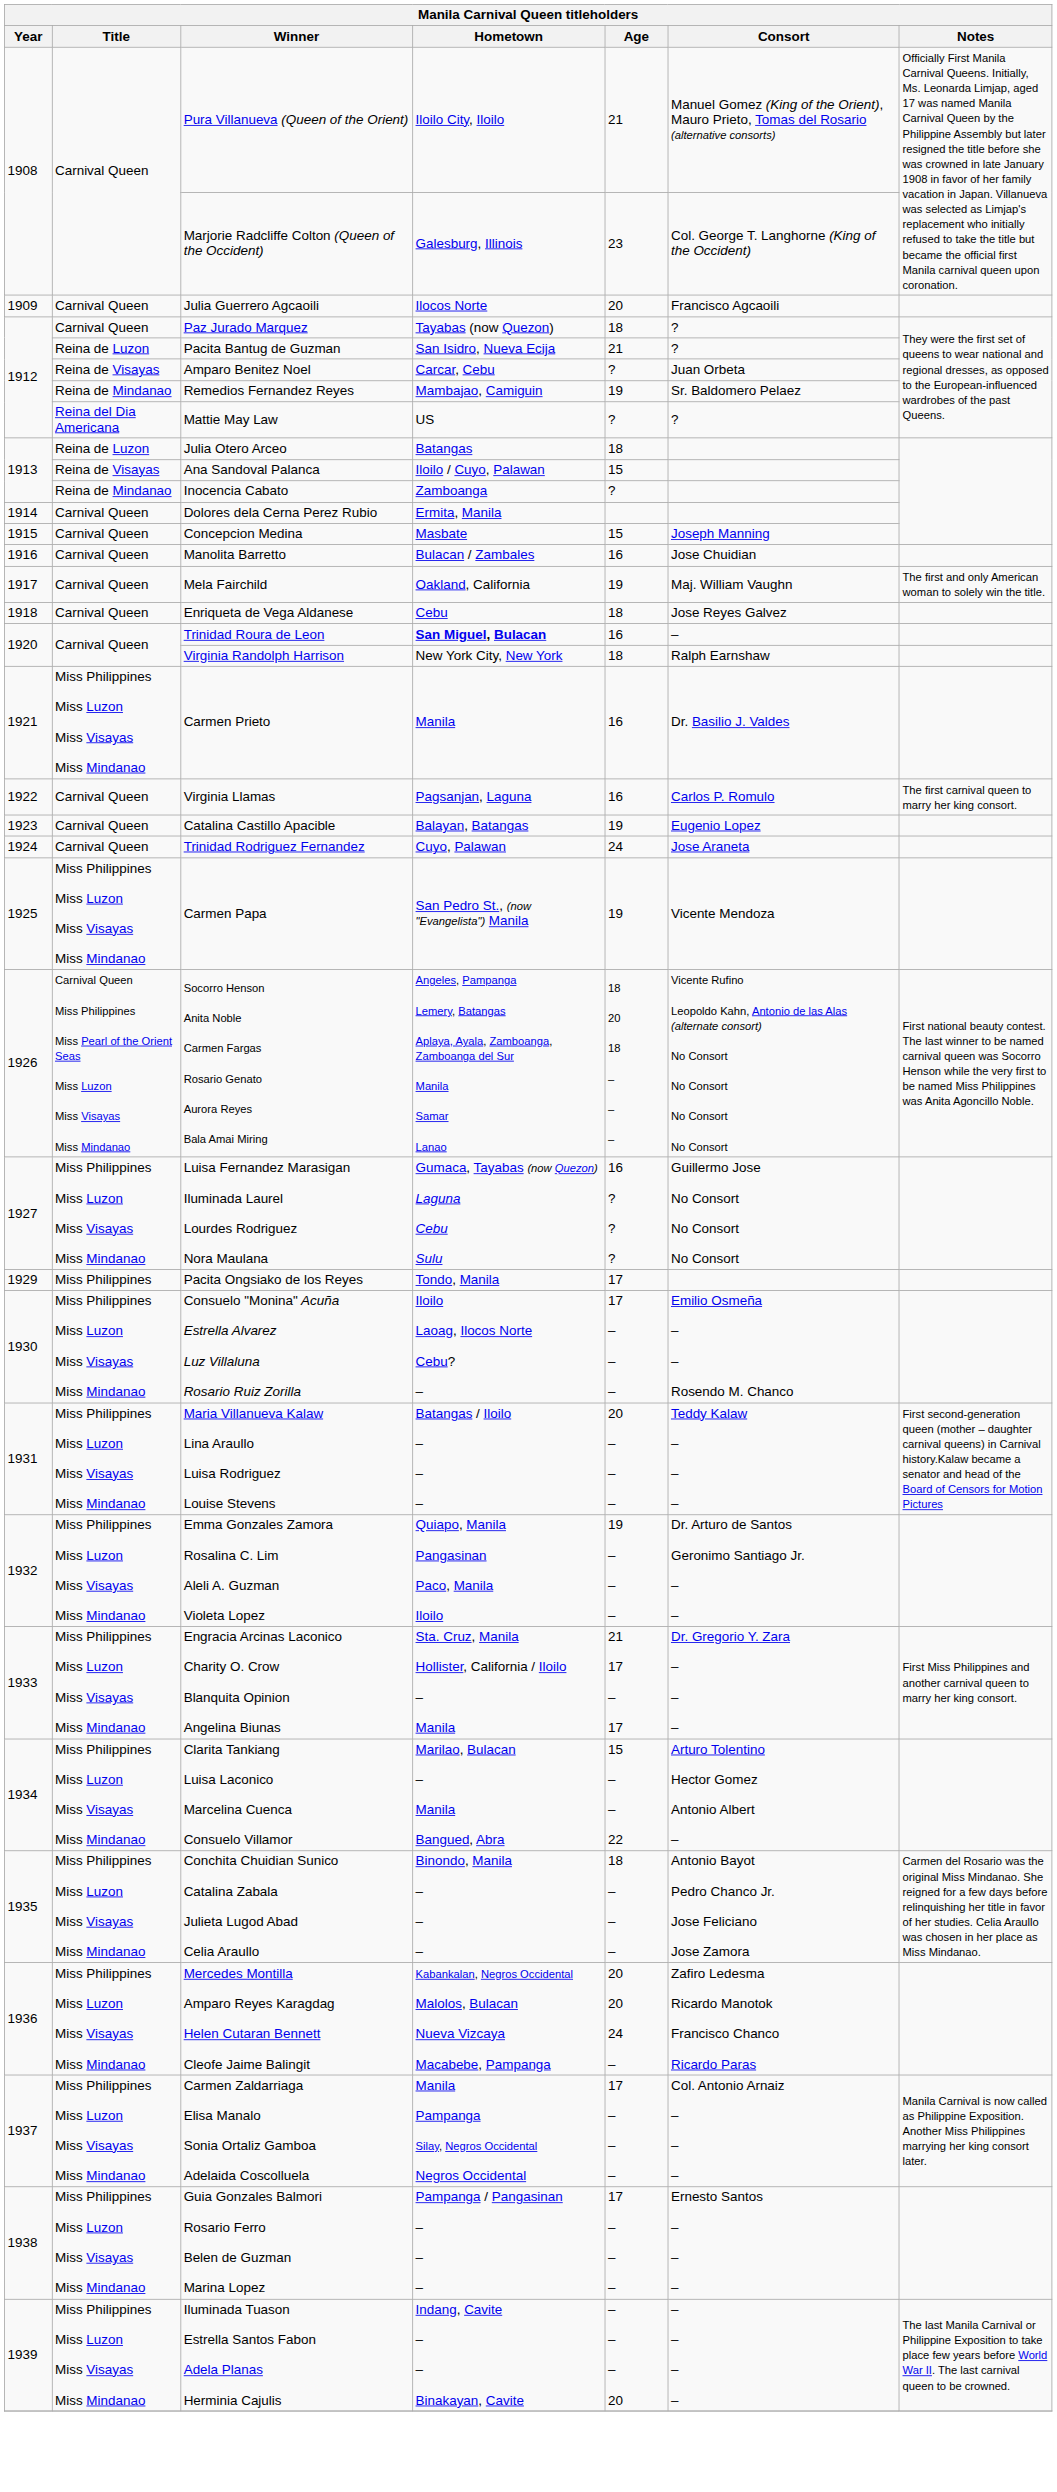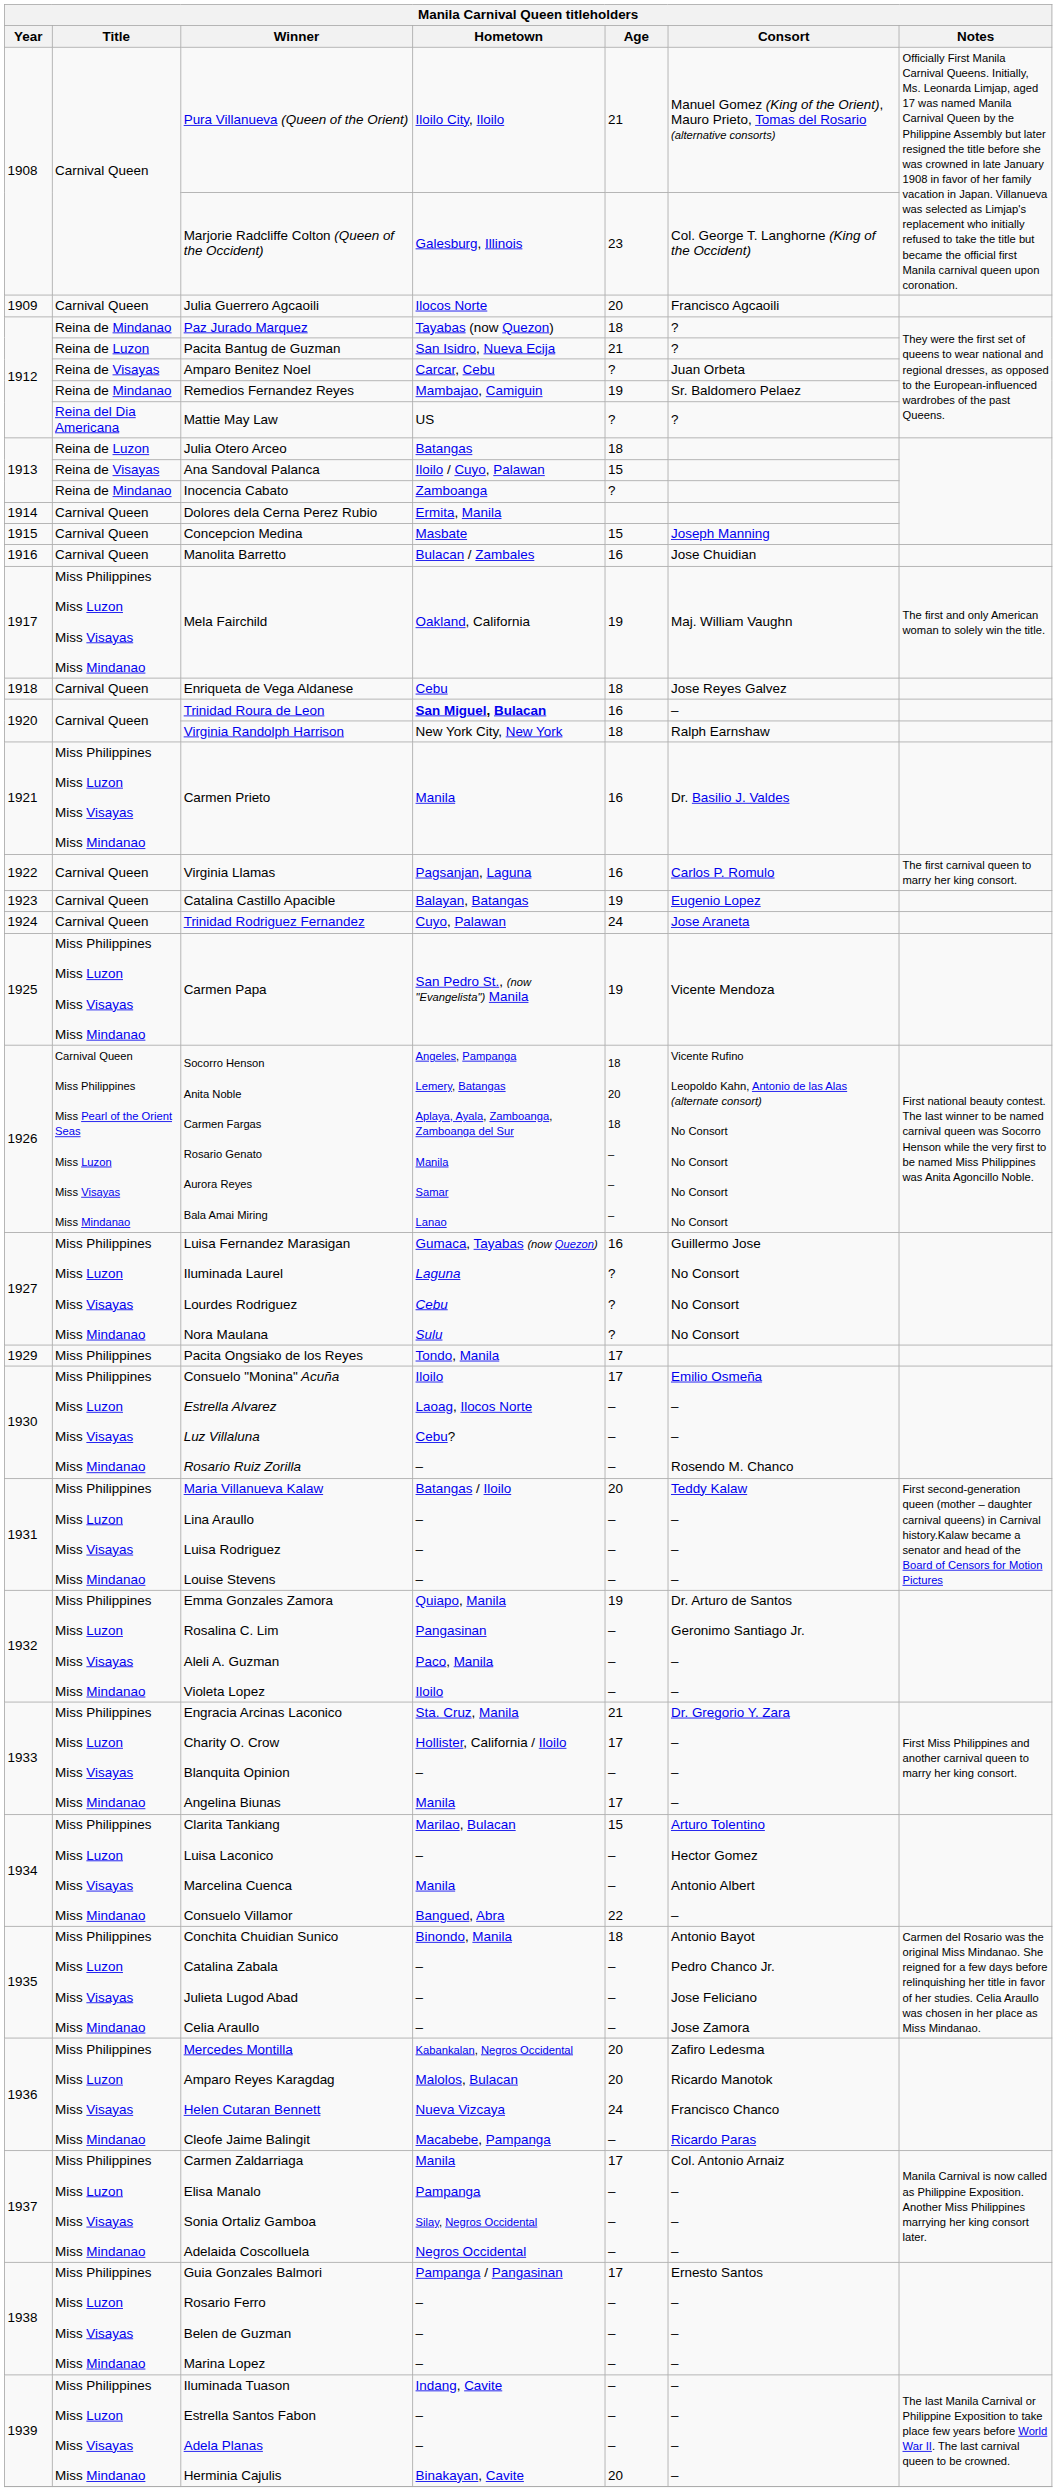(102, 327) Carnival Queen -> (113, 327) Reina de Mindanao
(102, 584) Carnival Queen -> (103, 622) Miss Philippines Miss Luzon Miss Visayas Miss Mindanao
